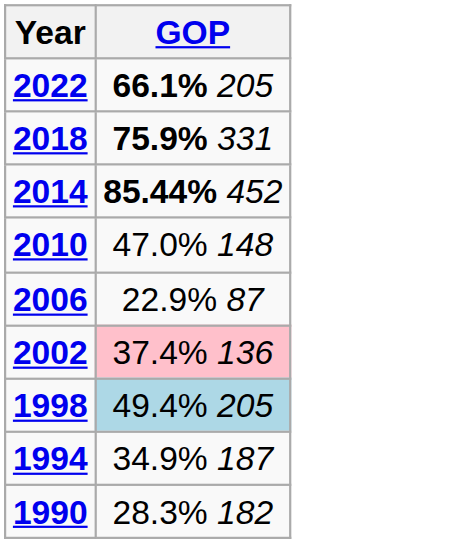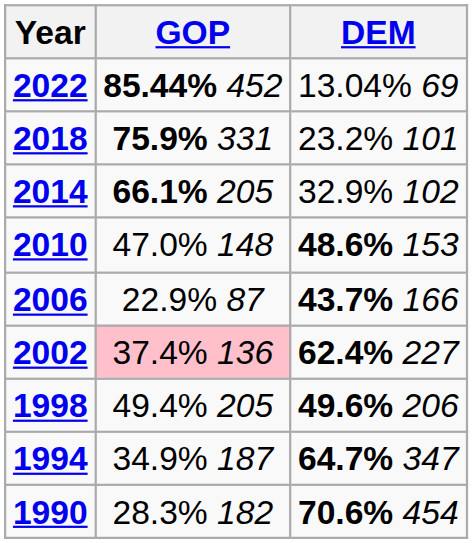+ column: (378, 32)
(193, 85) 66.1% 205 -> (193, 85) 85.44% 452
(193, 192) 85.44% 452 -> (193, 192) 66.1% 205
(193, 405) lightblue background -> (193, 405) no background
